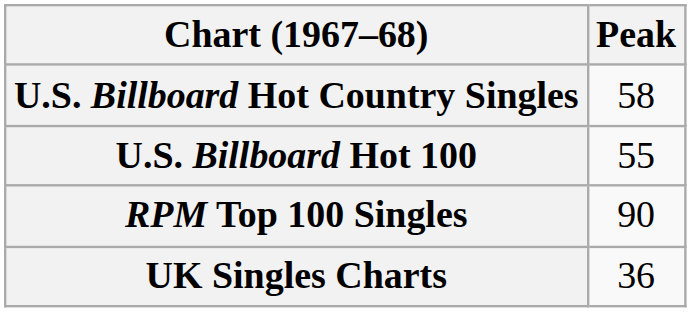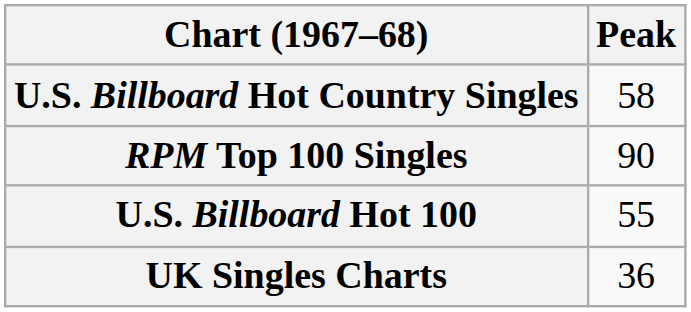rows swapped: (296, 154) <-> (296, 214)
